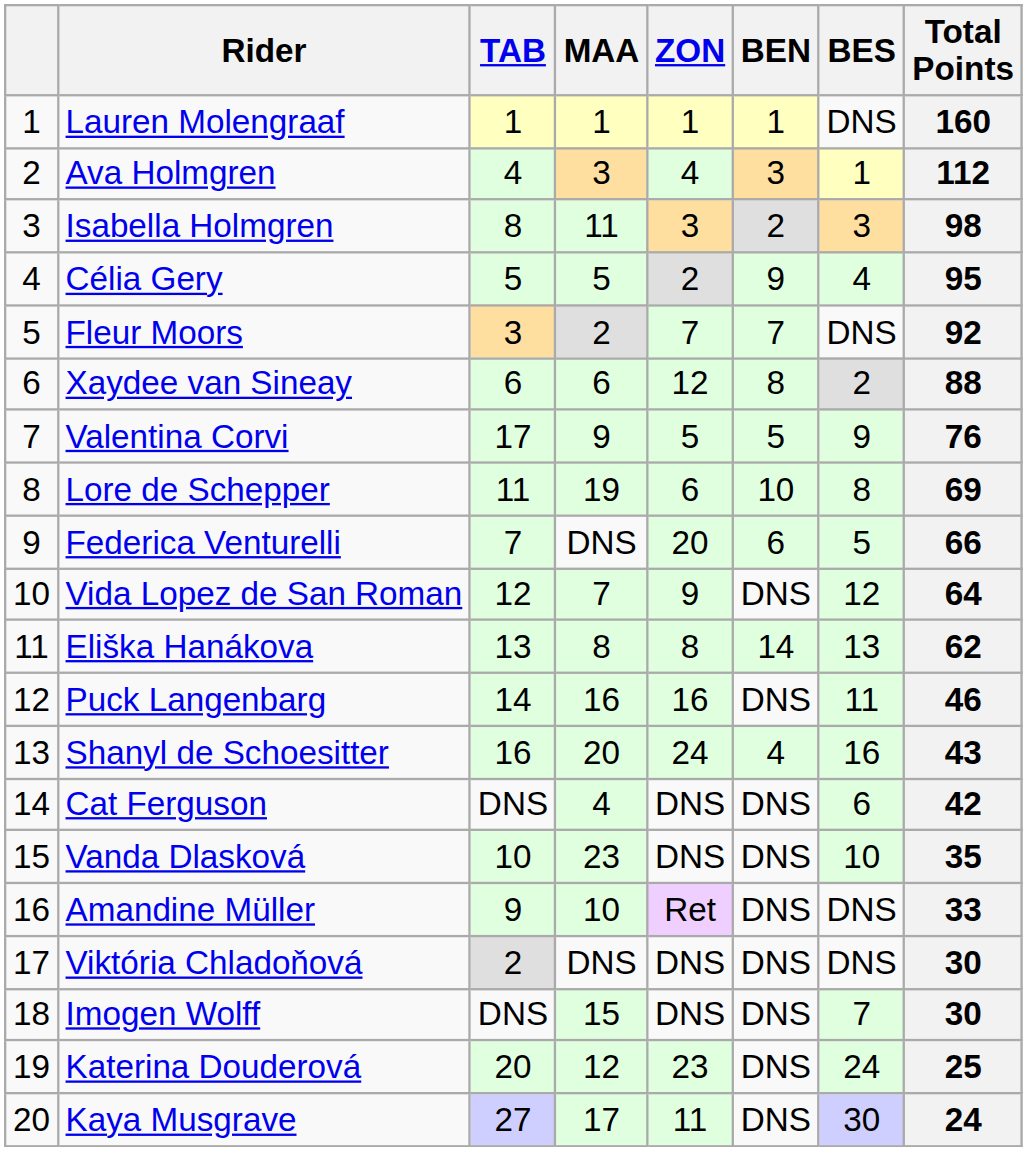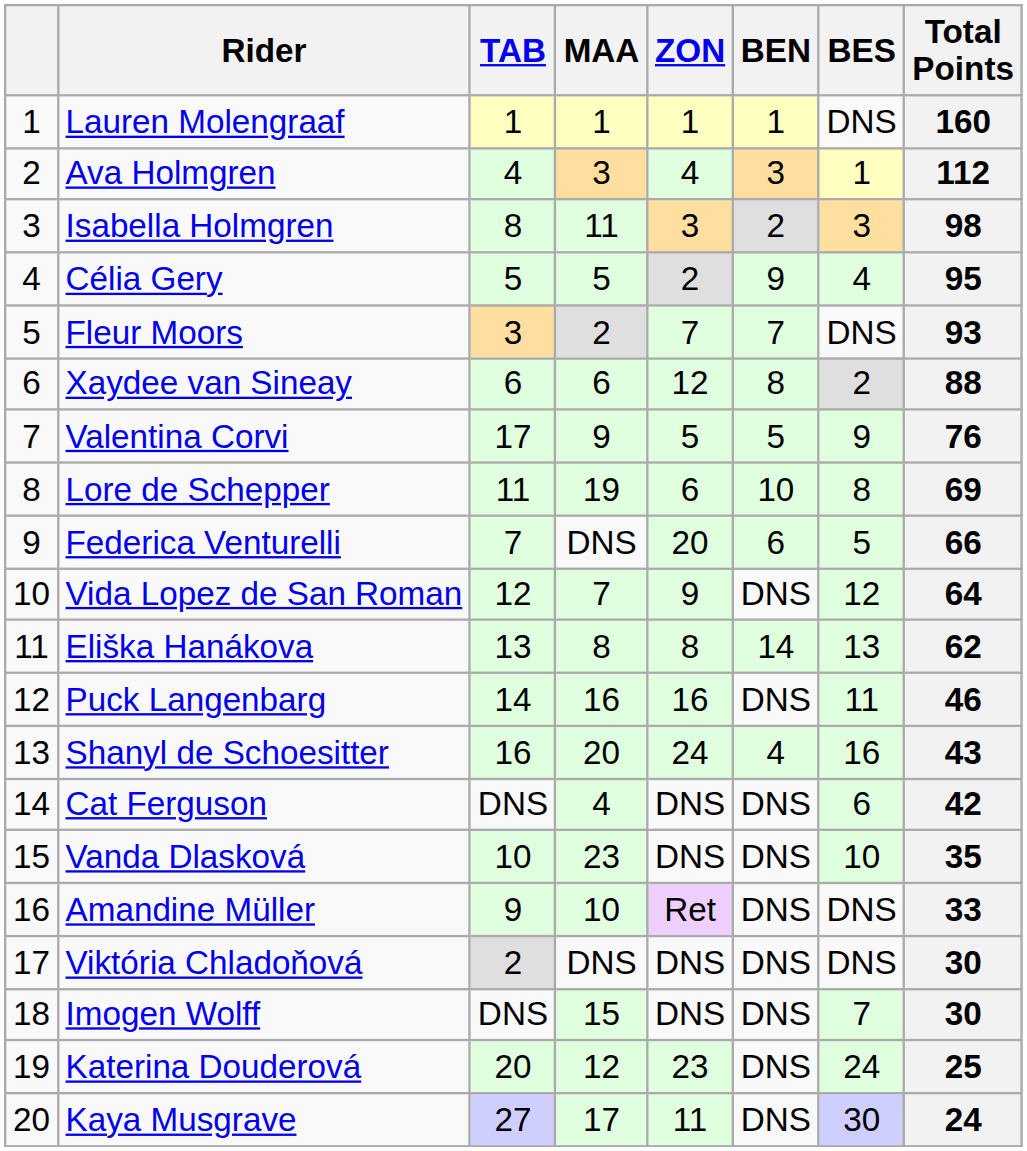(963, 332) 92 -> (963, 332) 93
